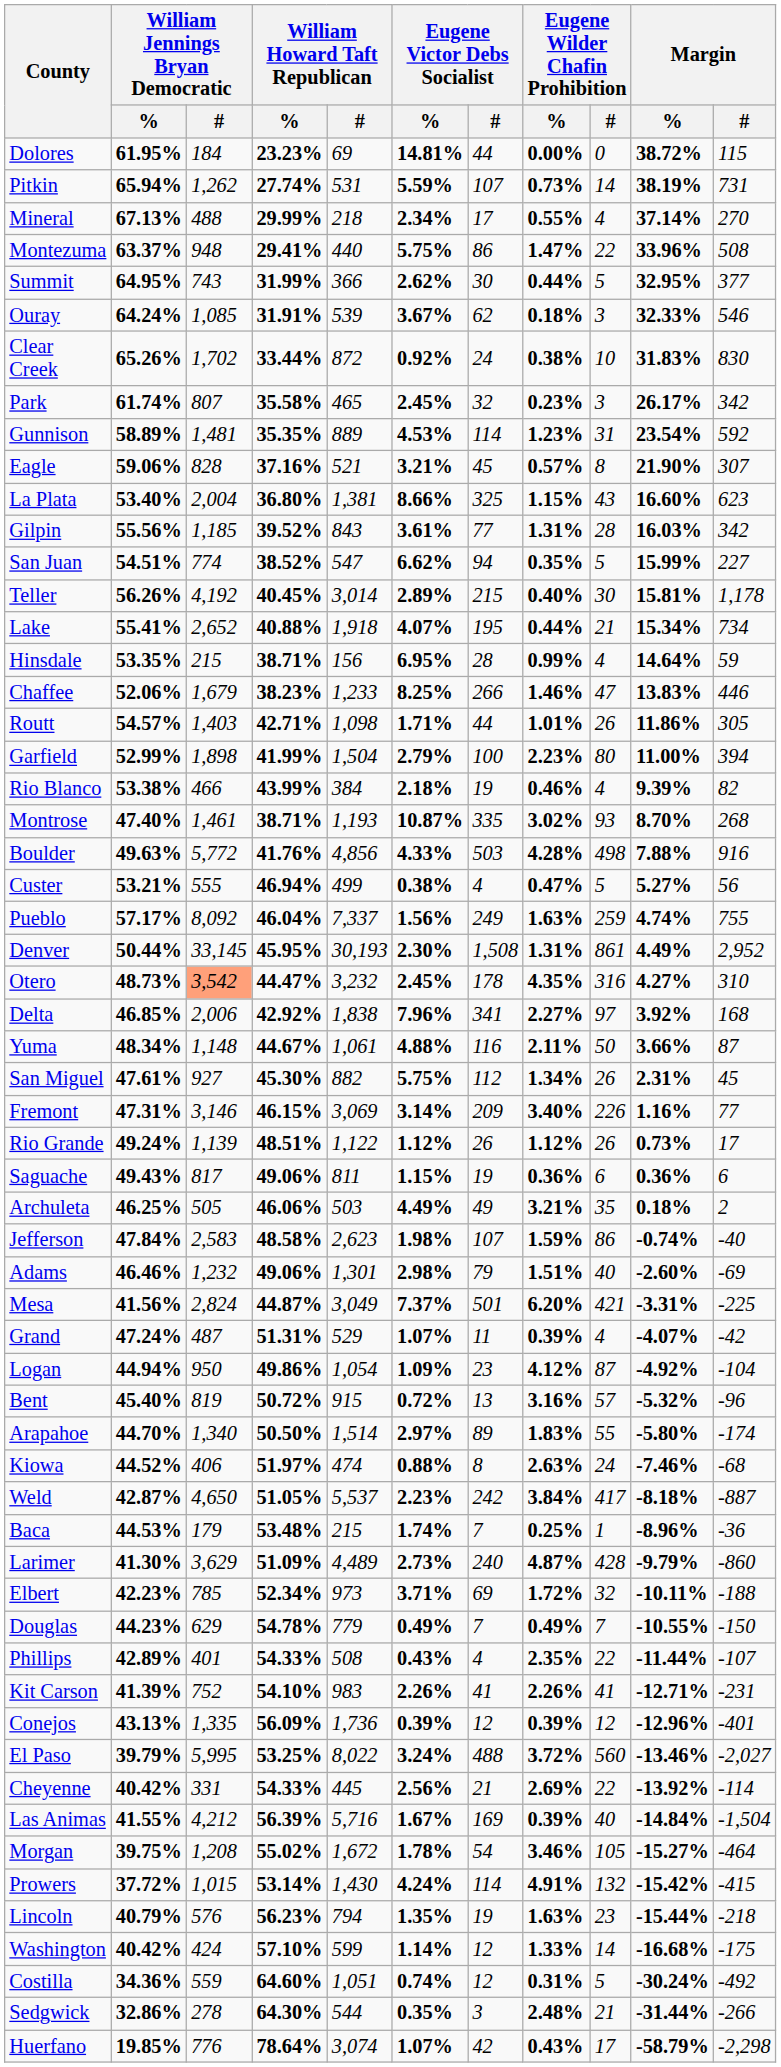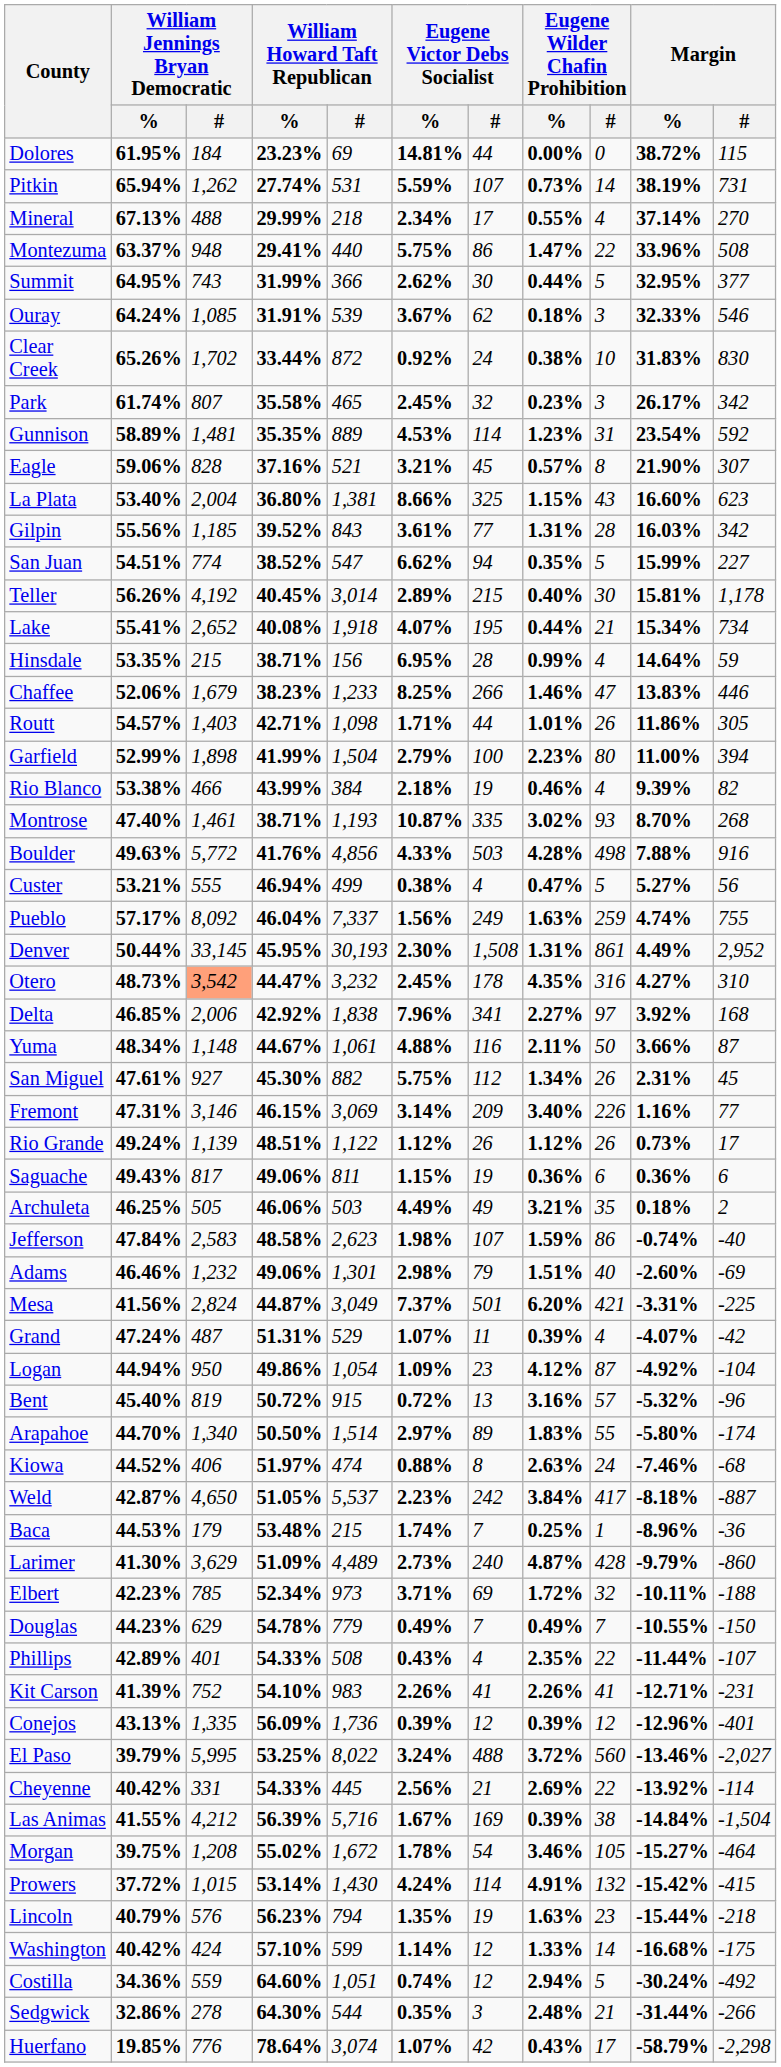(289, 627) 40.88% -> (289, 627) 40.08%
(605, 1820) 40 -> (605, 1820) 38
(555, 1981) 0.31% -> (555, 1981) 2.94%
